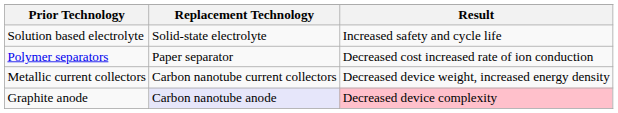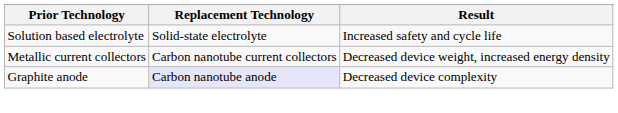- row: (58, 56)
(420, 98) pink background -> (420, 77) no background
